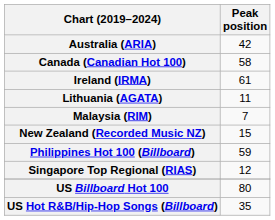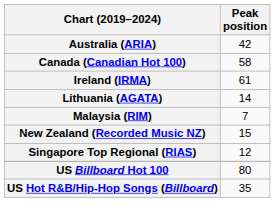(245, 98) 11 -> (245, 98) 14
- row: (112, 152)
